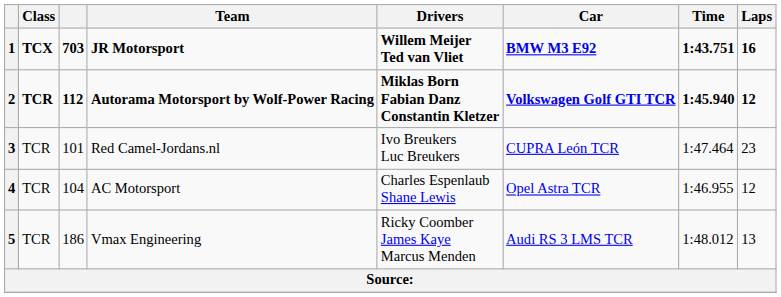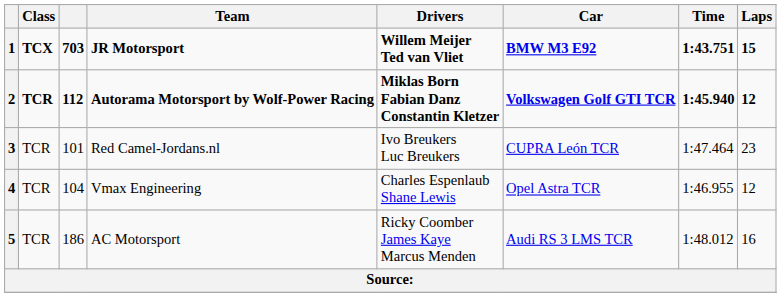(749, 48) 16 -> (749, 48) 15
(136, 189) AC Motorsport -> (146, 189) Vmax Engineering
(146, 238) Vmax Engineering -> (136, 238) AC Motorsport
(749, 238) 13 -> (749, 238) 16
